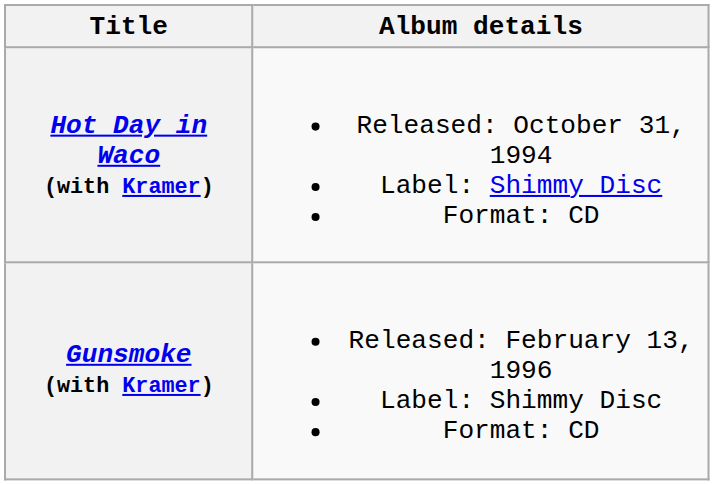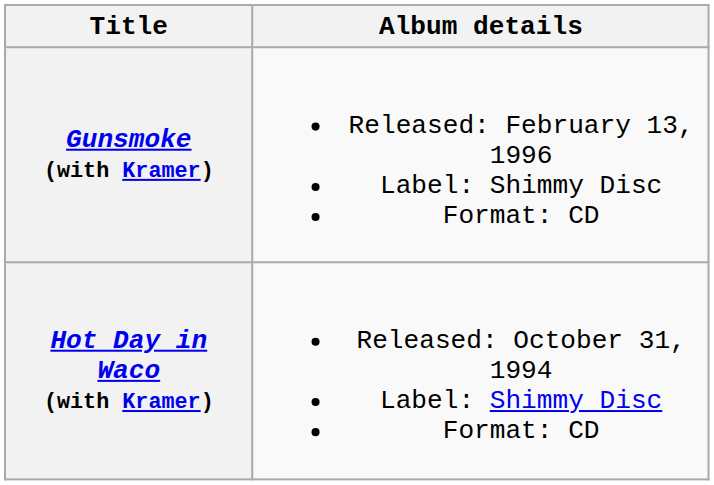rows swapped: (129, 154) <-> (129, 370)
